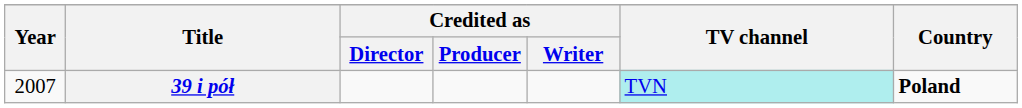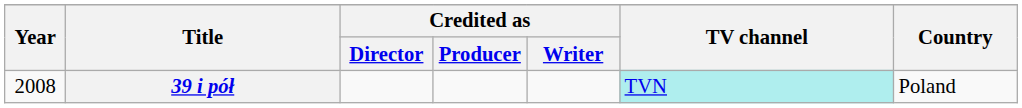(35, 86) 2007 -> (35, 86) 2008
(930, 86) bold -> (927, 86) normal
